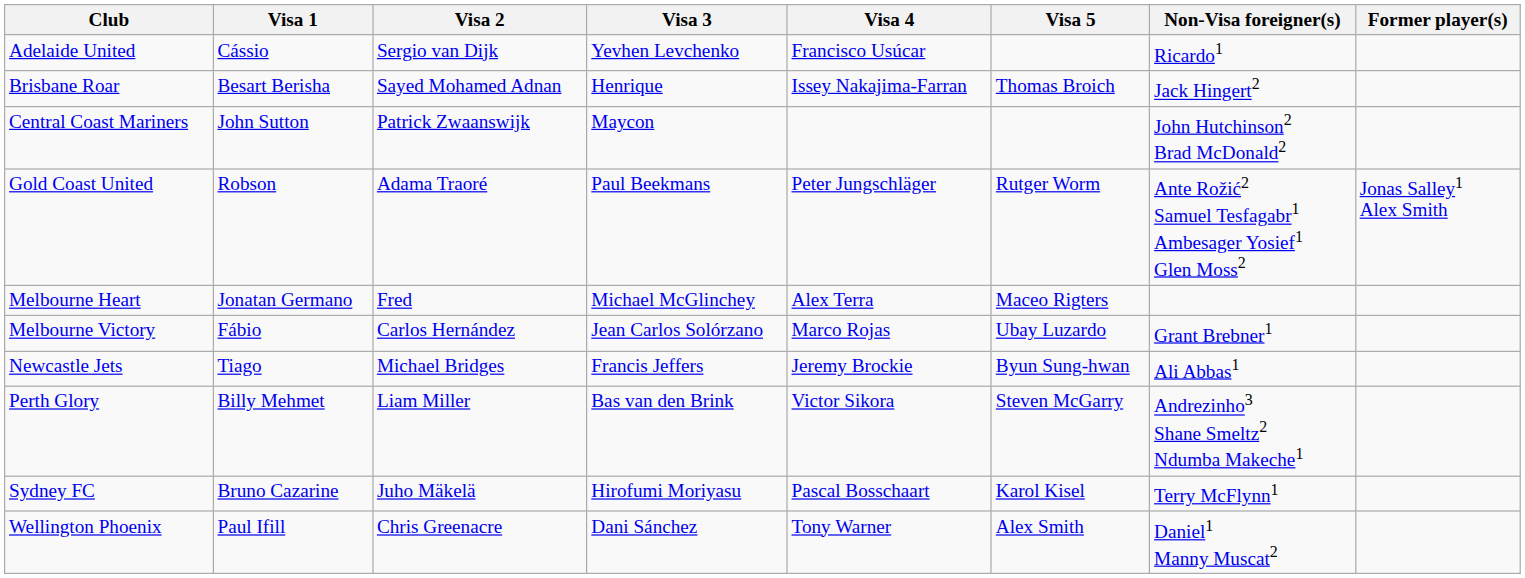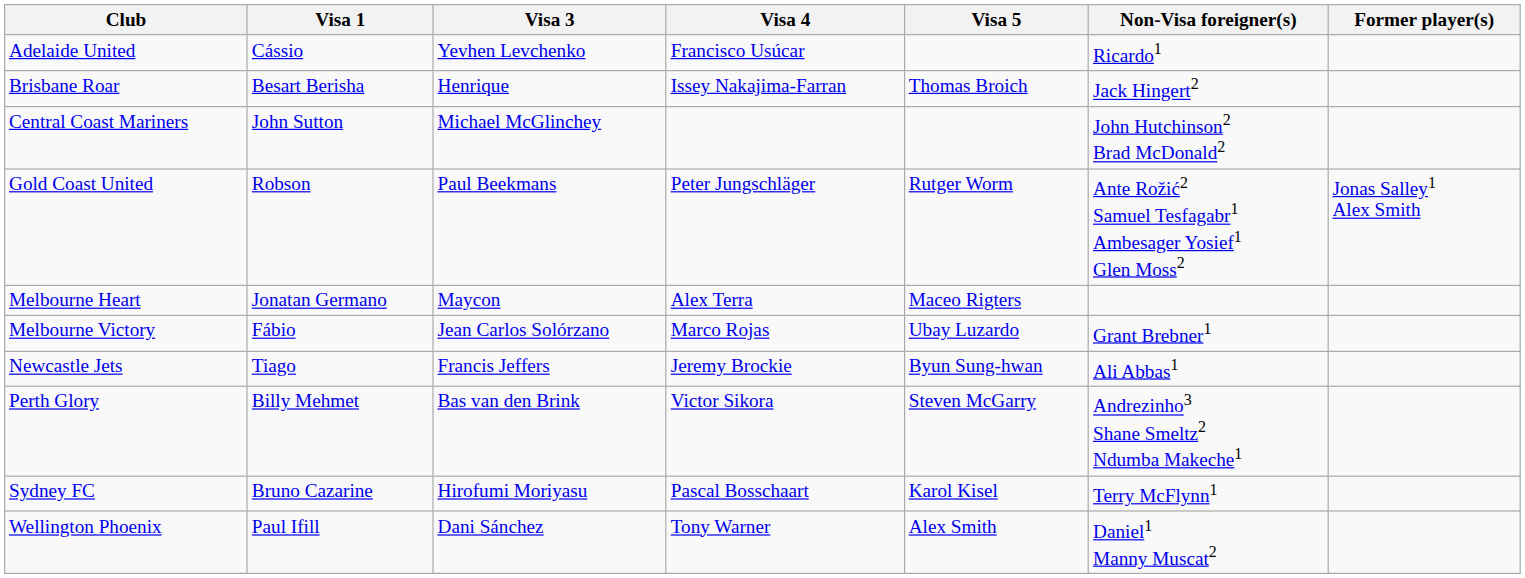- column: (480, 19)
(623, 121) Maycon -> (519, 121) Michael McGlinchey
(673, 299) Michael McGlinchey -> (469, 299) Maycon
